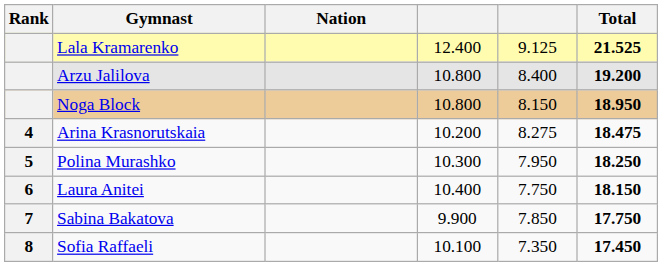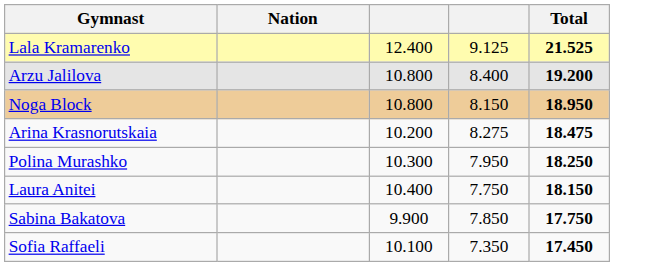- column: (29, 19)
